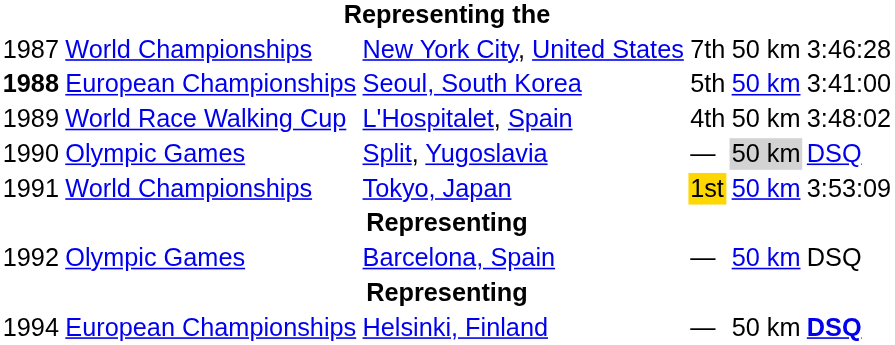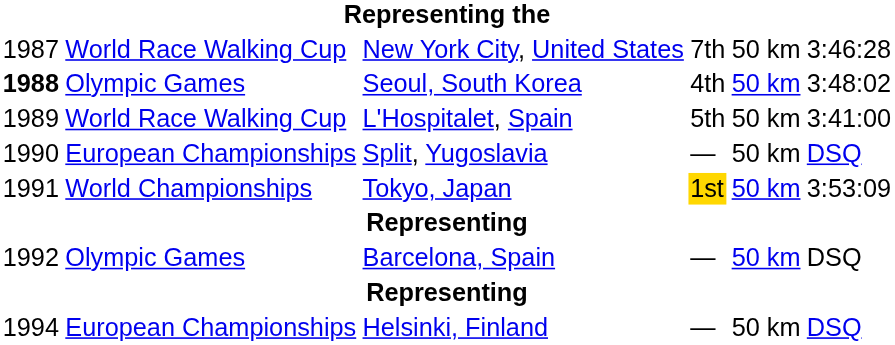(189, 49) World Championships -> (206, 49) World Race Walking Cup
(211, 84) European Championships -> (155, 84) Olympic Games
(708, 84) 5th -> (708, 84) 4th
(849, 84) 3:41:00 -> (849, 84) 3:48:02
(708, 118) 4th -> (708, 118) 5th
(849, 118) 3:48:02 -> (849, 118) 3:41:00
(155, 153) Olympic Games -> (211, 153) European Championships
(766, 153) lightgrey background -> (766, 153) no background
(834, 327) bold -> (834, 327) normal
